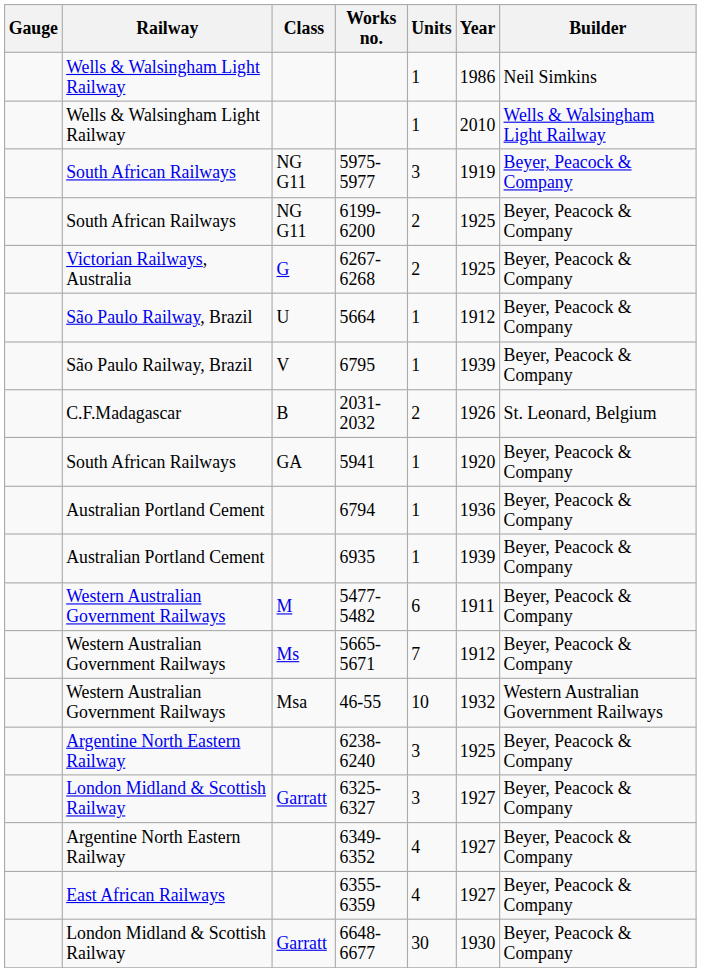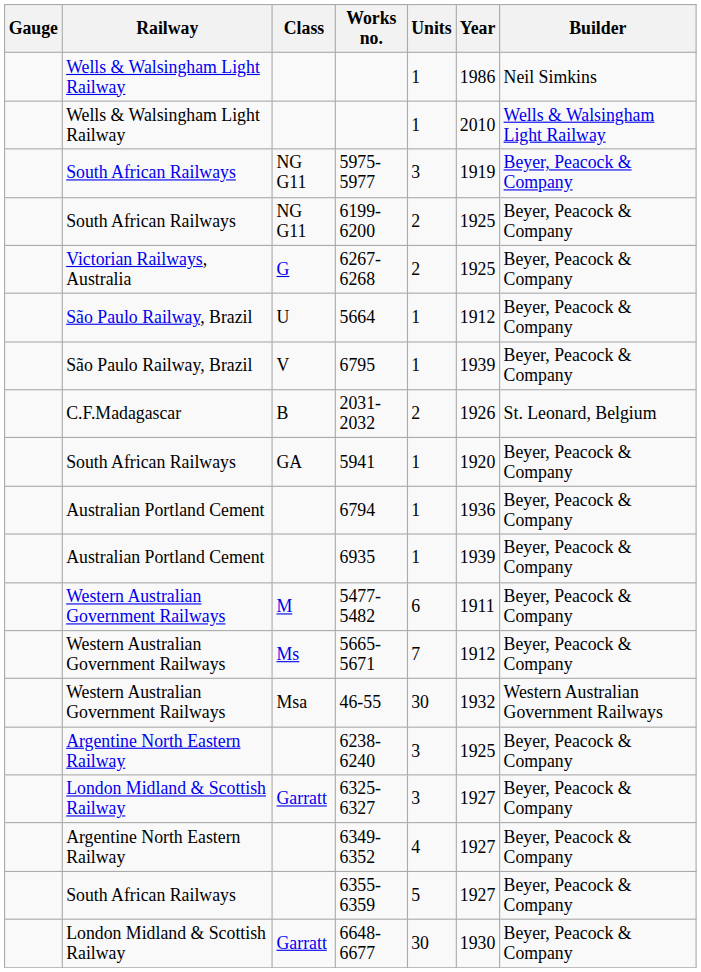(420, 702) 10 -> (420, 702) 30
(146, 895) East African Railways -> (151, 895) South African Railways
(416, 895) 4 -> (416, 895) 5
